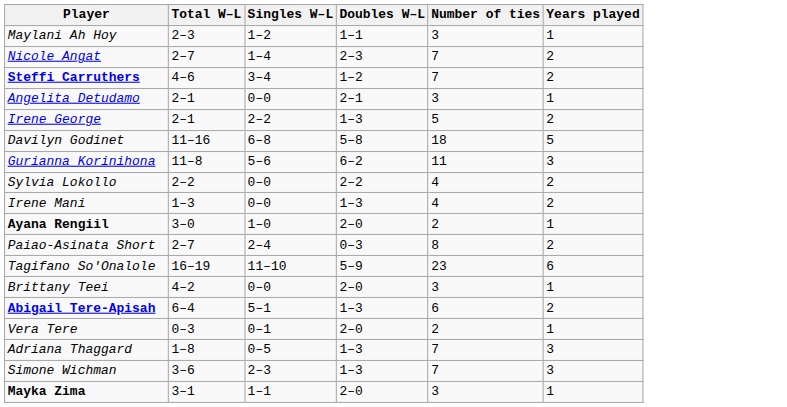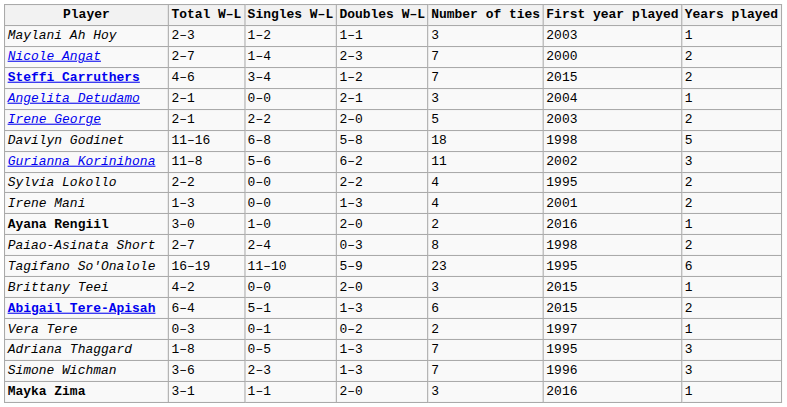+ column: (612, 15)
(351, 120) 1–3 -> (351, 120) 2–0
(351, 329) 2–0 -> (351, 329) 0–2
